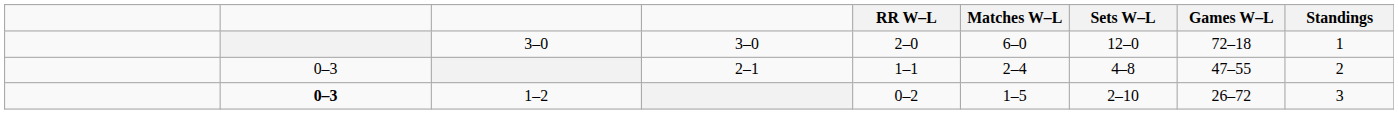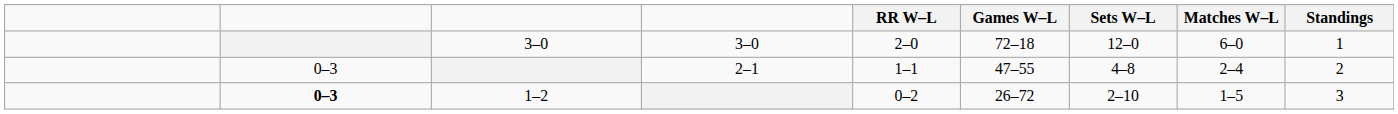columns swapped: (1015, 17) <-> (1231, 17)
